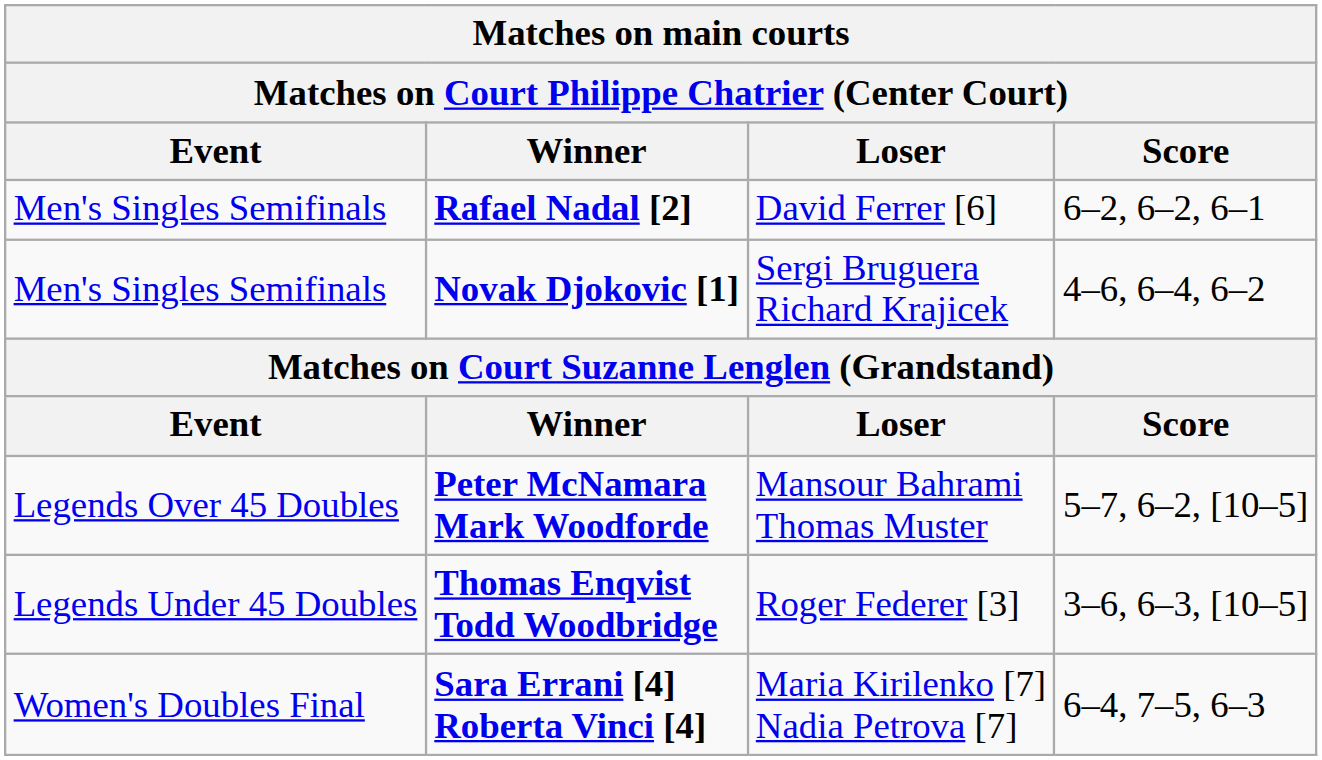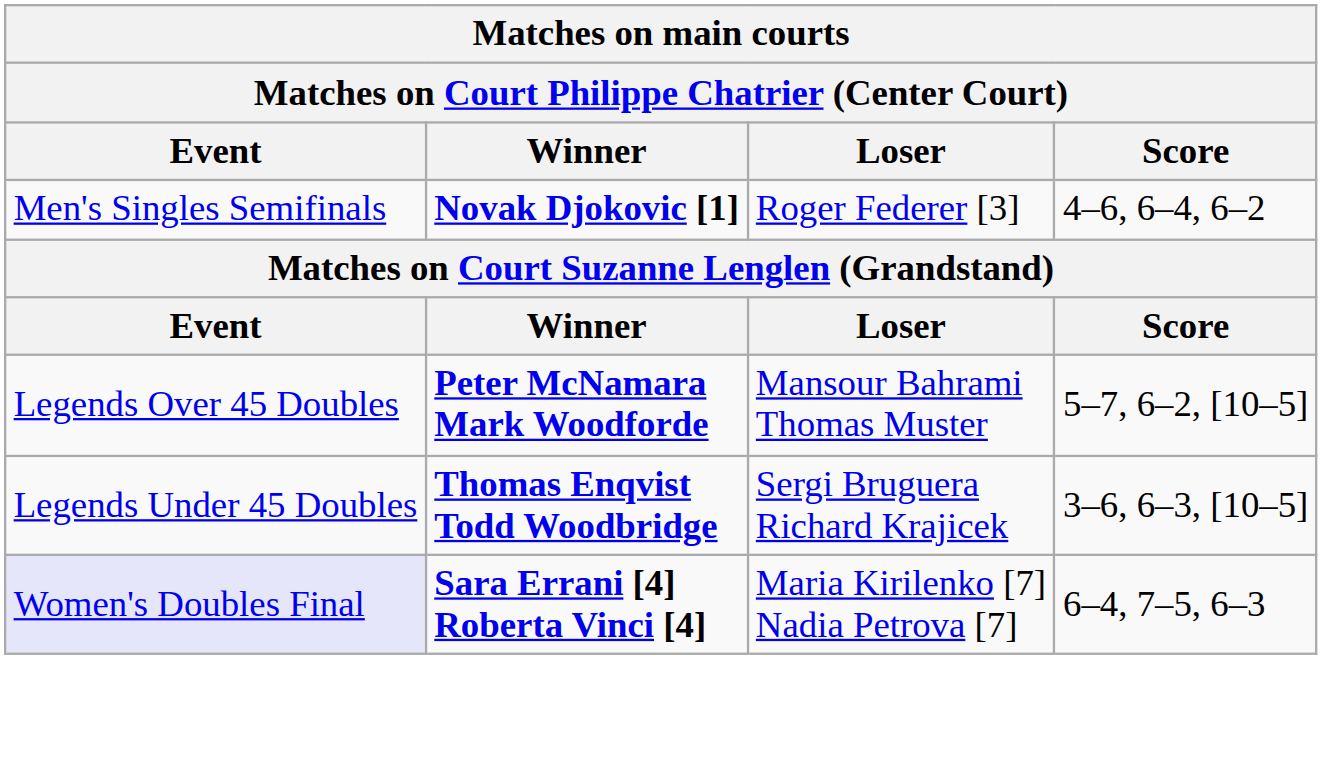- row: (563, 208)
(882, 287) Sergi Bruguera Richard Krajicek -> (888, 208) Roger Federer [3]
(888, 604) Roger Federer [3] -> (882, 504) Sergi Bruguera Richard Krajicek
(189, 703) no background -> (189, 604) lavender background
